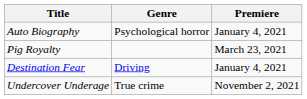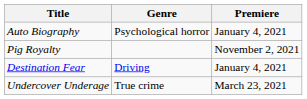(251, 49) March 23, 2021 -> (257, 49) November 2, 2021
(257, 85) November 2, 2021 -> (251, 85) March 23, 2021
